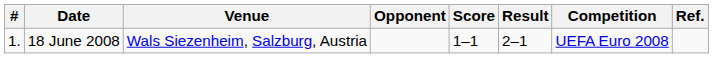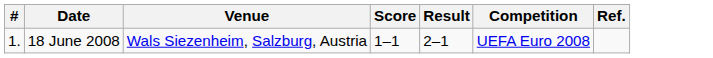- column: (410, 16)
